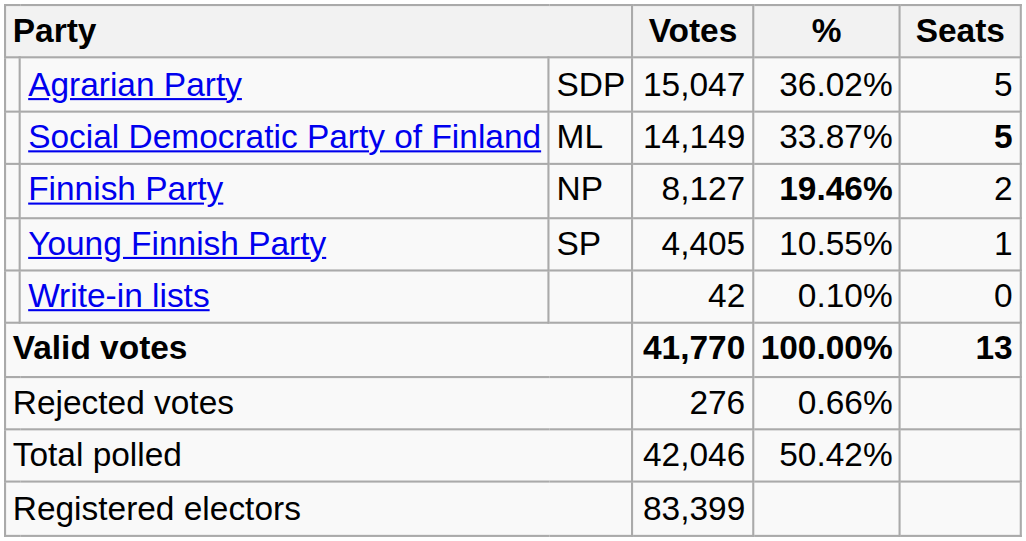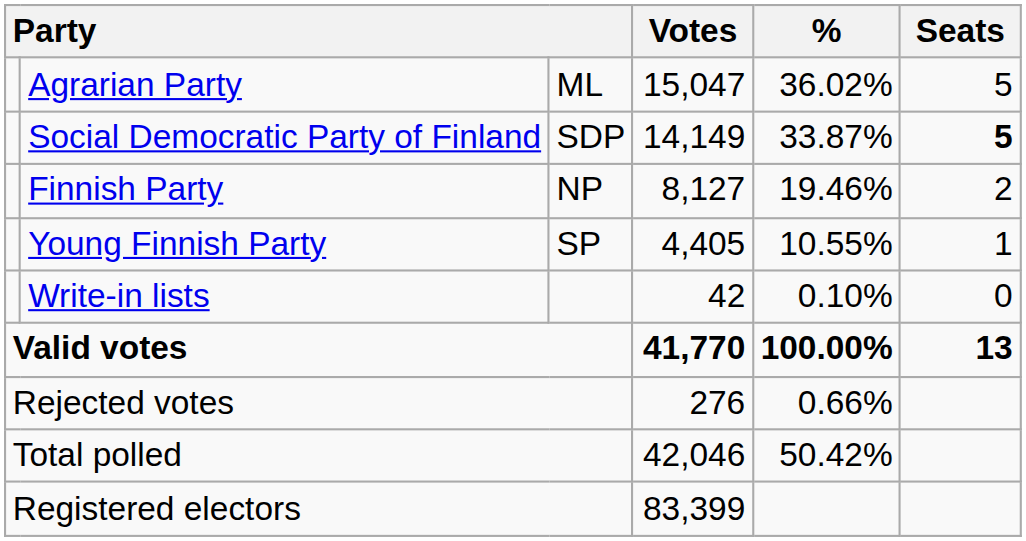(591, 84) SDP -> (580, 84) ML
(580, 137) ML -> (591, 137) SDP
(836, 190) bold -> (836, 190) normal
